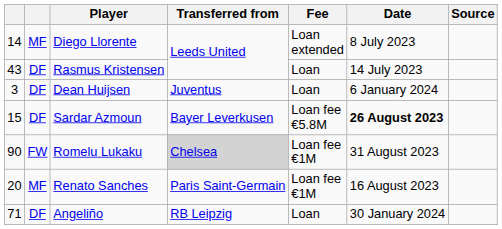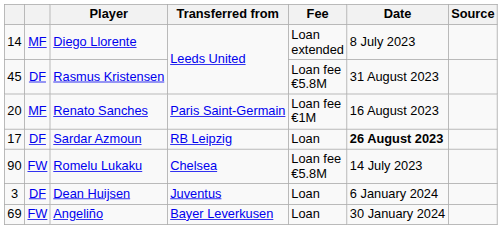(14, 69) 43 -> (14, 76) 45
(306, 69) Loan -> (316, 76) Loan fee €5.8M
(386, 69) 14 July 2023 -> (394, 76) 31 August 2023
rows swapped: (101, 186) <-> (92, 89)
(14, 117) 15 -> (14, 139) 17
(222, 117) Bayer Leverkusen -> (201, 139) RB Leipzig
(316, 117) Loan fee €5.8M -> (306, 139) Loan
(194, 152) lightgrey background -> (194, 166) no background
(316, 152) Loan fee €1M -> (316, 166) Loan fee €5.8M
(394, 152) 31 August 2023 -> (386, 166) 14 July 2023
(14, 214) 71 -> (14, 214) 69
(37, 214) DF -> (37, 214) FW
(201, 214) RB Leipzig -> (222, 214) Bayer Leverkusen
